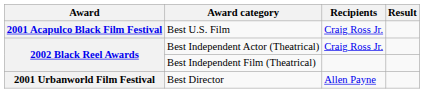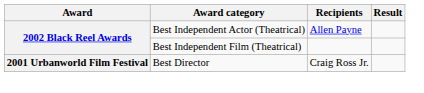- row: (198, 29)
(354, 46) Craig Ross Jr. -> (336, 29) Allen Payne
(350, 79) Allen Payne -> (339, 63) Craig Ross Jr.
